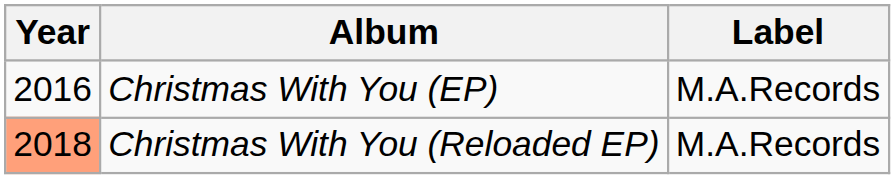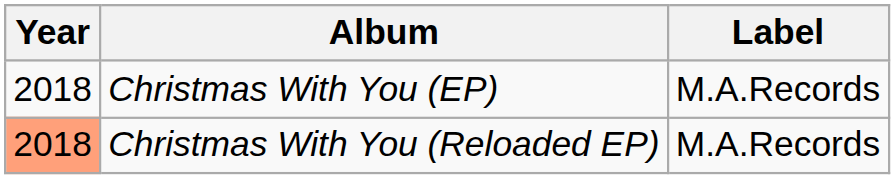(53, 88) 2016 -> (53, 88) 2018
